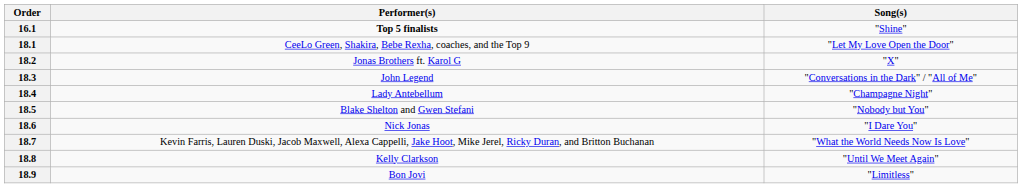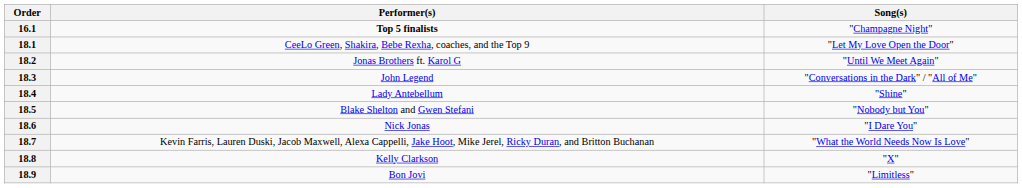(891, 28) "Shine" -> (891, 28) "Champagne Night"
(891, 61) "X" -> (891, 61) "Until We Meet Again"
(891, 93) "Champagne Night" -> (891, 93) "Shine"
(891, 158) "Until We Meet Again" -> (891, 158) "X"
